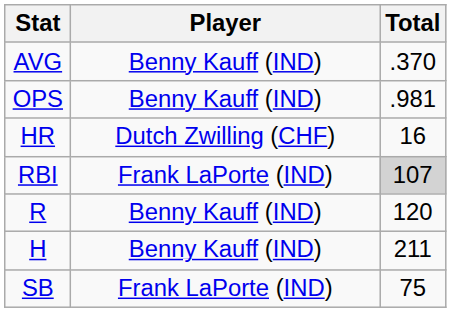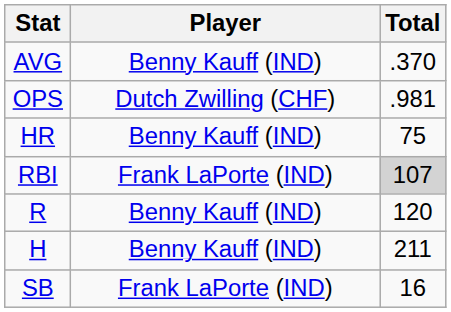(225, 99) Benny Kauff (IND) -> (225, 99) Dutch Zwilling (CHF)
(225, 136) Dutch Zwilling (CHF) -> (225, 136) Benny Kauff (IND)
(413, 136) 16 -> (413, 136) 75
(413, 288) 75 -> (413, 288) 16
